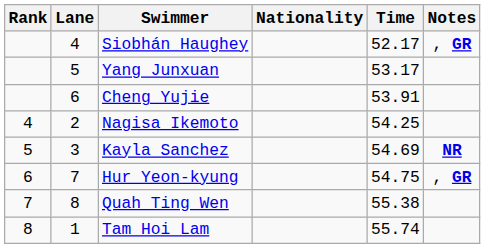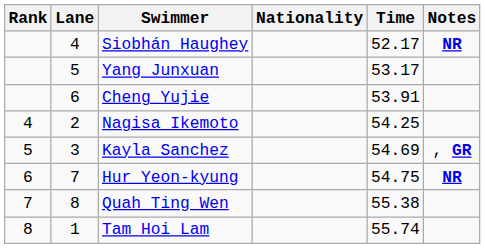(452, 44) , GR -> (452, 44) NR
(452, 150) NR -> (452, 150) , GR
(452, 177) , GR -> (452, 177) NR
